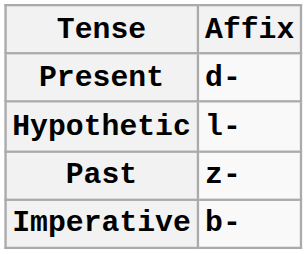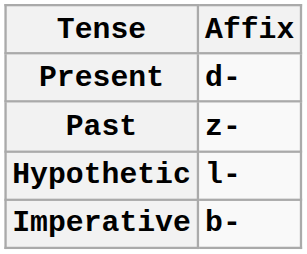rows swapped: (102, 175) <-> (102, 126)
